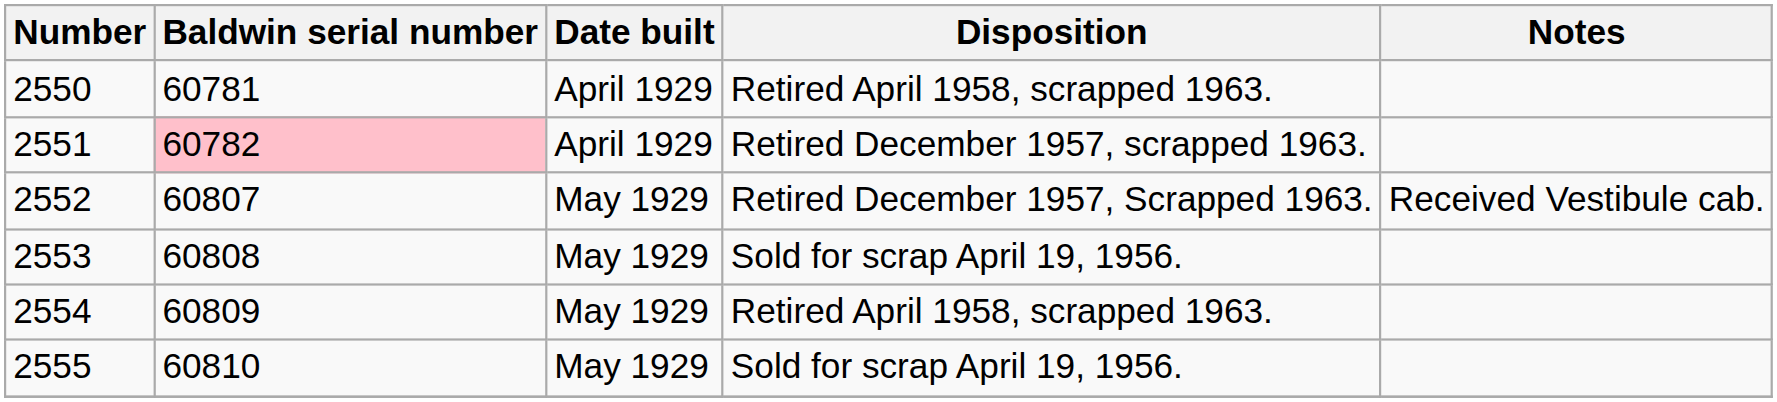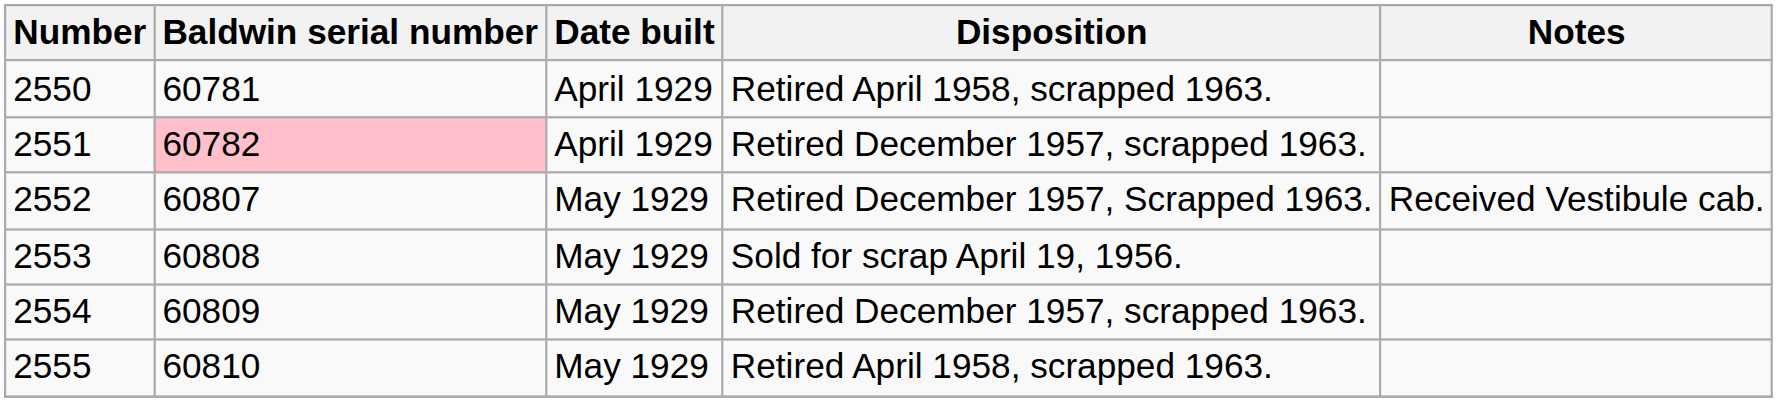(1002, 311) Retired April 1958, scrapped 1963. -> (1049, 311) Retired December 1957, scrapped 1963.
(957, 367) Sold for scrap April 19, 1956. -> (1002, 367) Retired April 1958, scrapped 1963.
